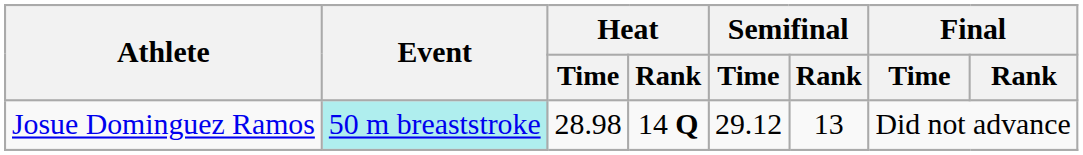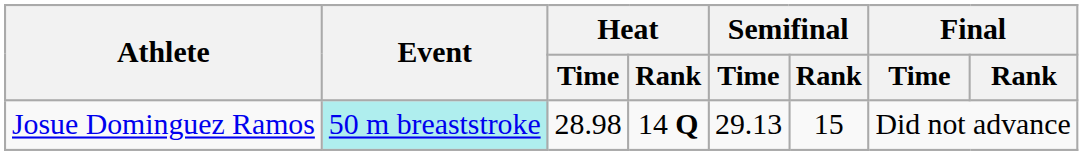(749, 125) 29.12 -> (749, 125) 29.13
(829, 125) 13 -> (829, 125) 15
